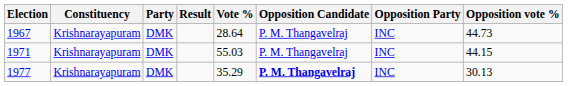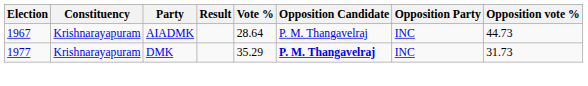(160, 33) DMK -> (170, 33) AIADMK
- row: (19, 52)
(479, 72) 30.13 -> (499, 52) 31.73
